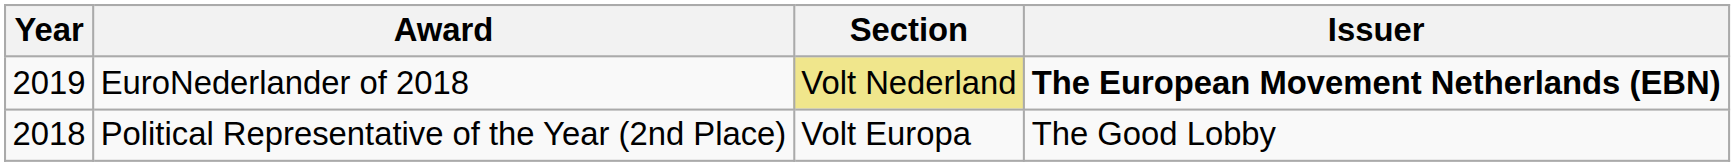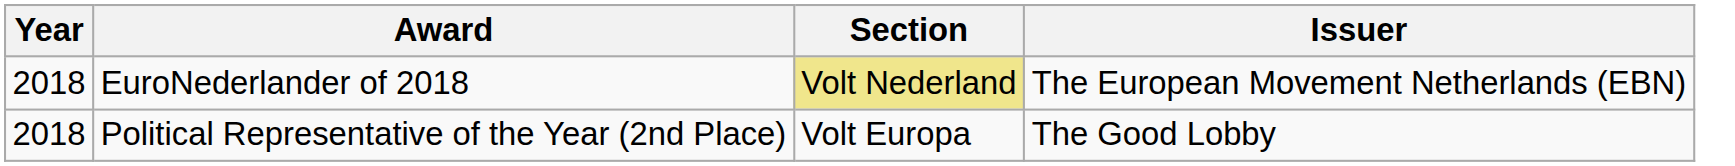(49, 82) 2019 -> (49, 82) 2018
(1376, 82) bold -> (1359, 82) normal
